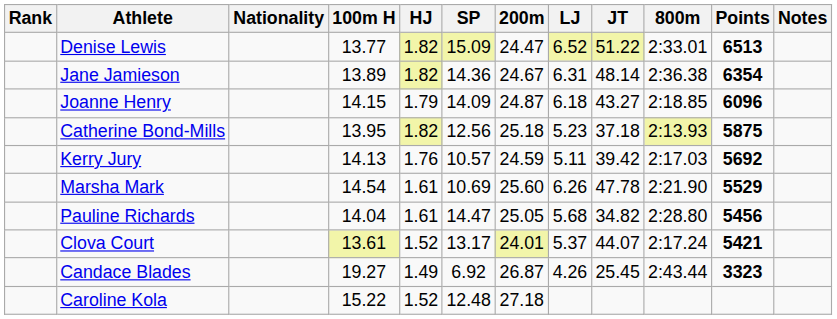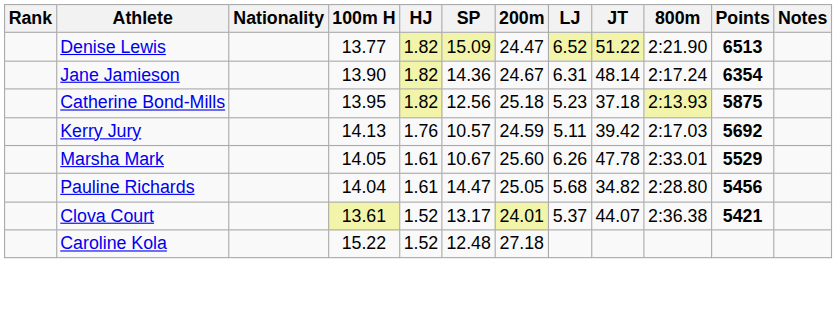(678, 46) 2:33.01 -> (678, 46) 2:21.90
(364, 74) 13.89 -> (364, 74) 13.90
(678, 74) 2:36.38 -> (678, 74) 2:17.24
- row: (116, 103)
(364, 187) 14.54 -> (364, 159) 14.05
(469, 187) 10.69 -> (469, 159) 10.67
(678, 187) 2:21.90 -> (678, 159) 2:33.01
(678, 243) 2:17.24 -> (678, 215) 2:36.38
- row: (125, 272)
